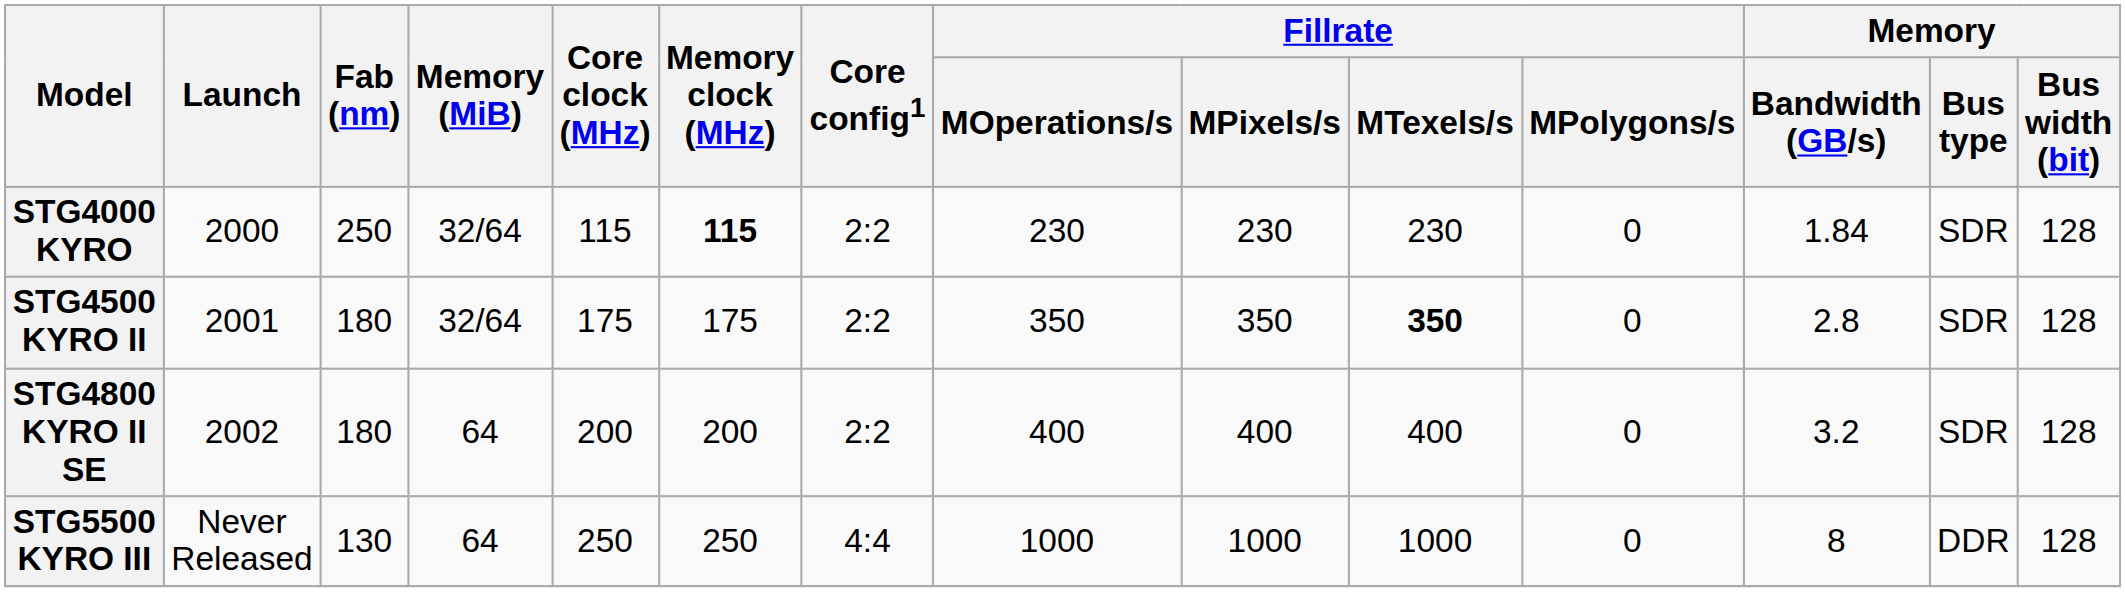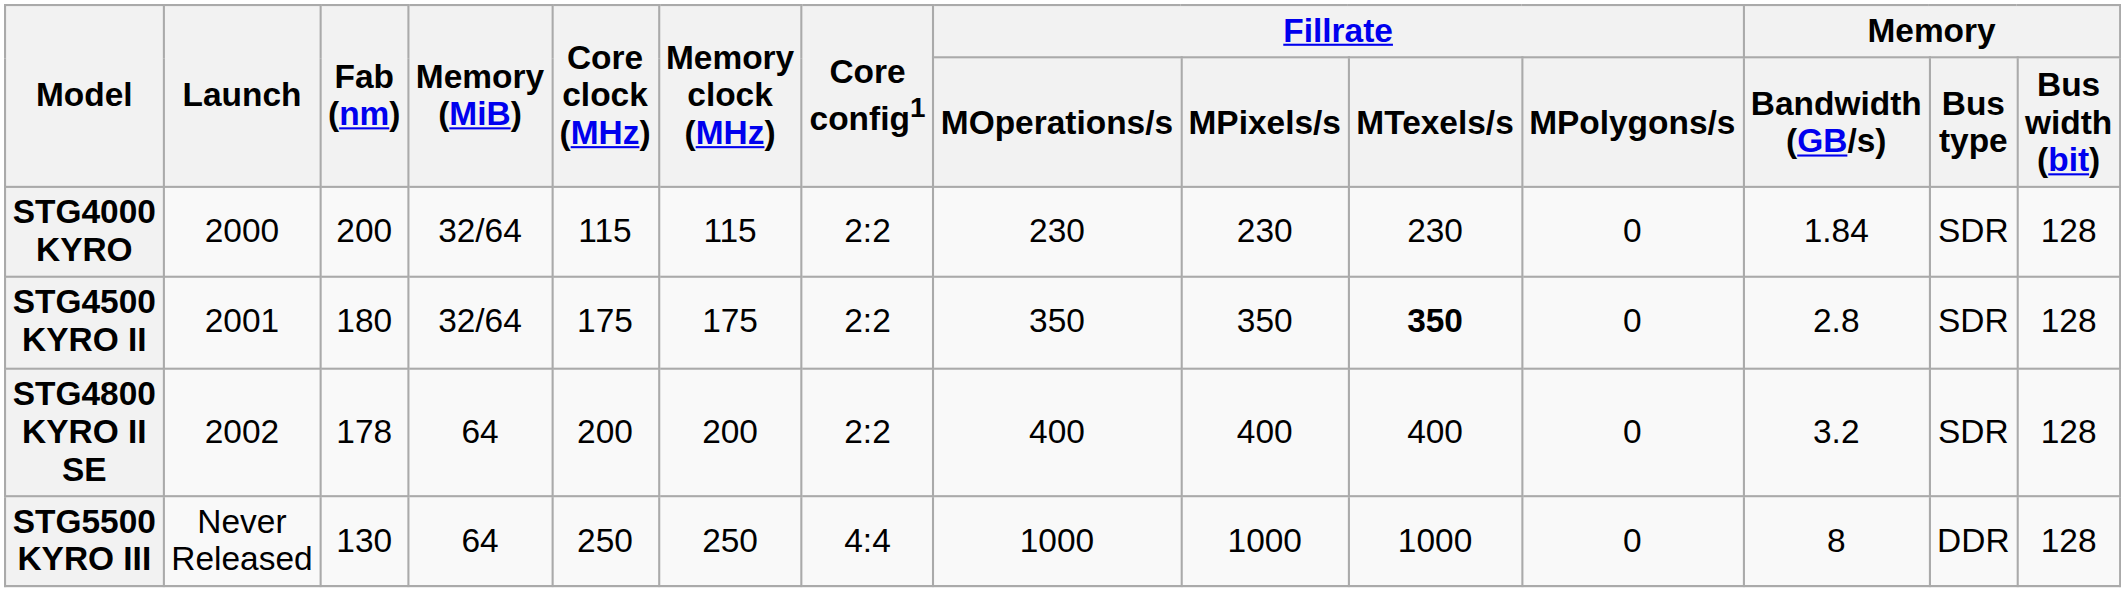(364, 231) 250 -> (364, 231) 200
(730, 231) bold -> (730, 231) normal
(364, 431) 180 -> (364, 431) 178
